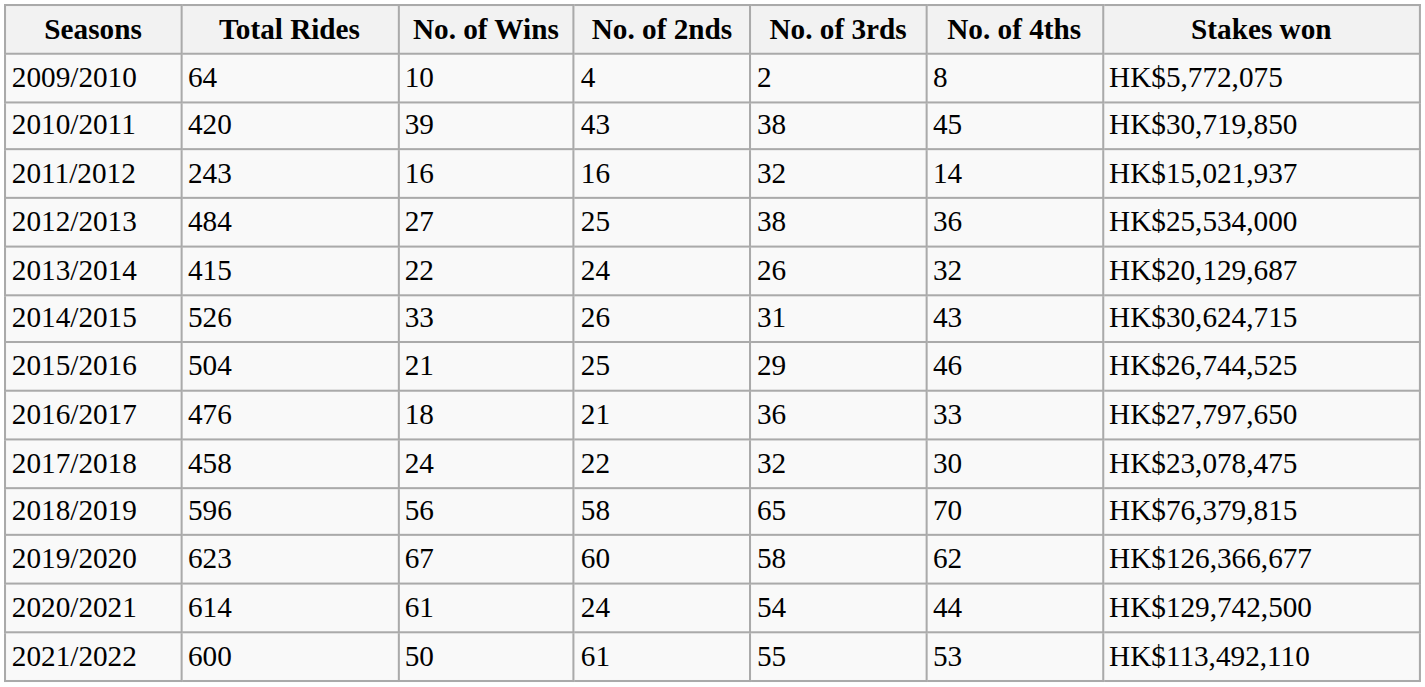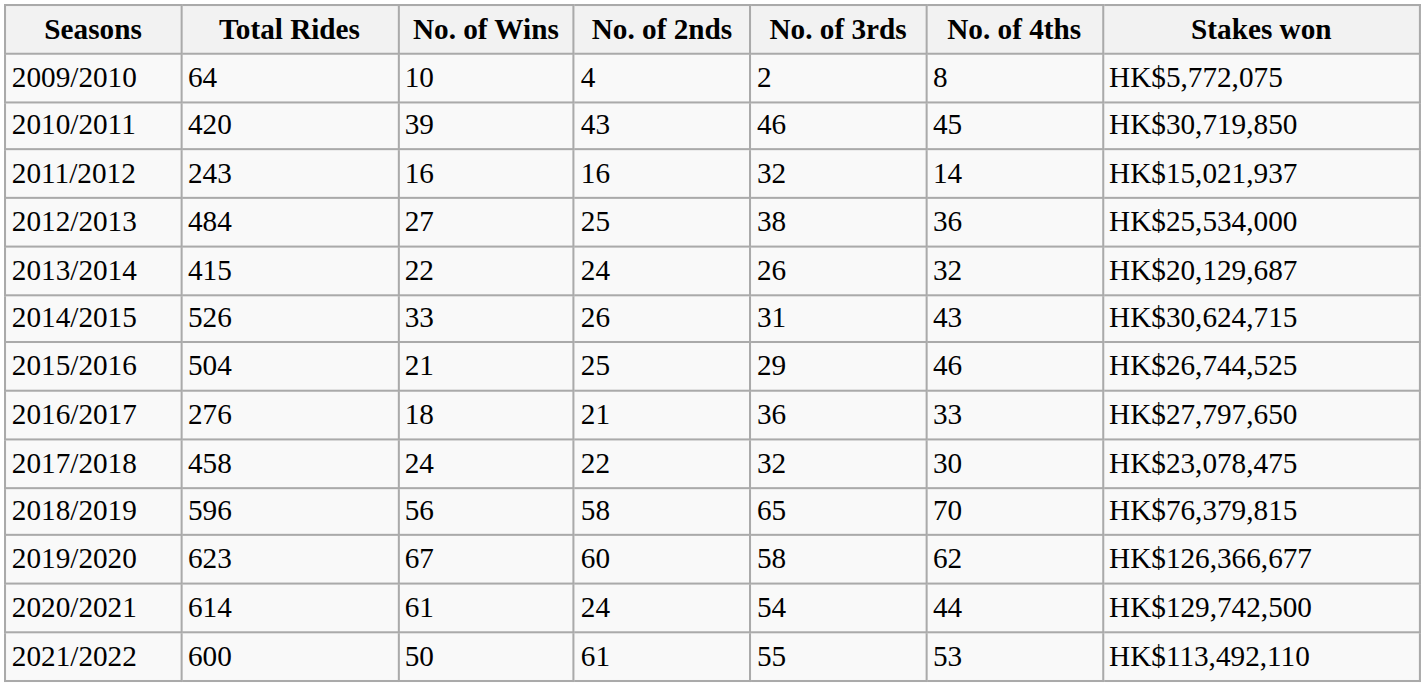(771, 125) 38 -> (771, 125) 46
(210, 414) 476 -> (210, 414) 276
